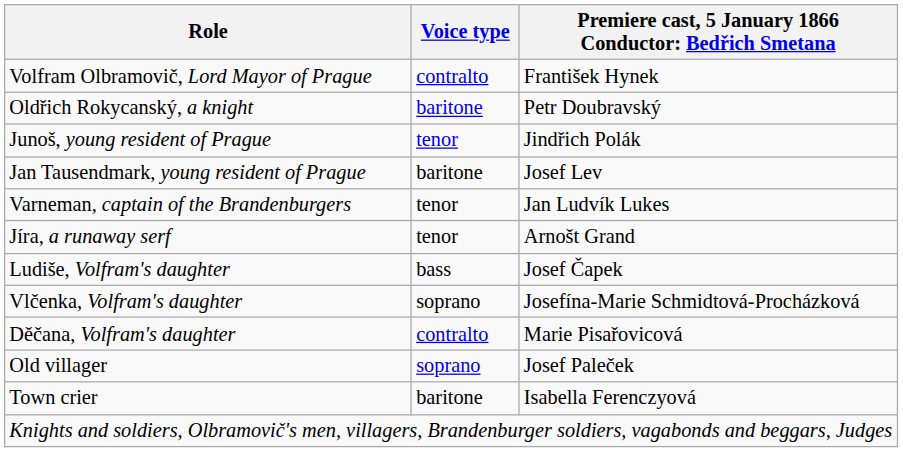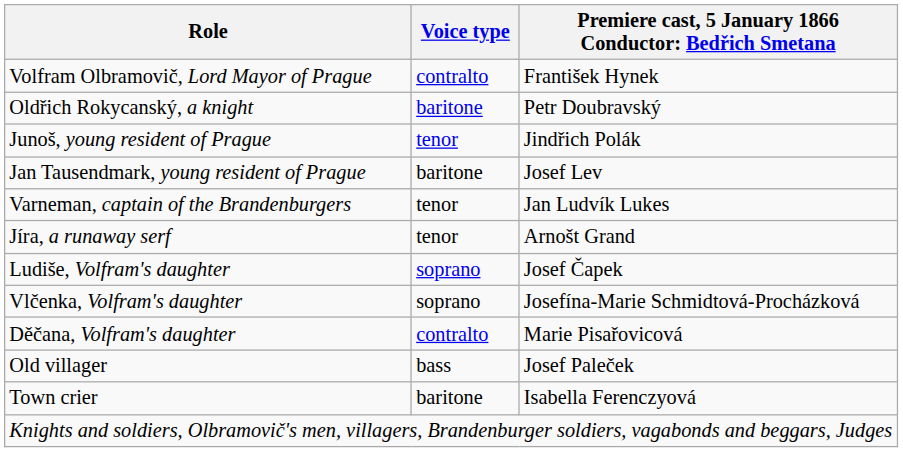(434, 269) bass -> (448, 269) soprano
(448, 365) soprano -> (434, 365) bass
